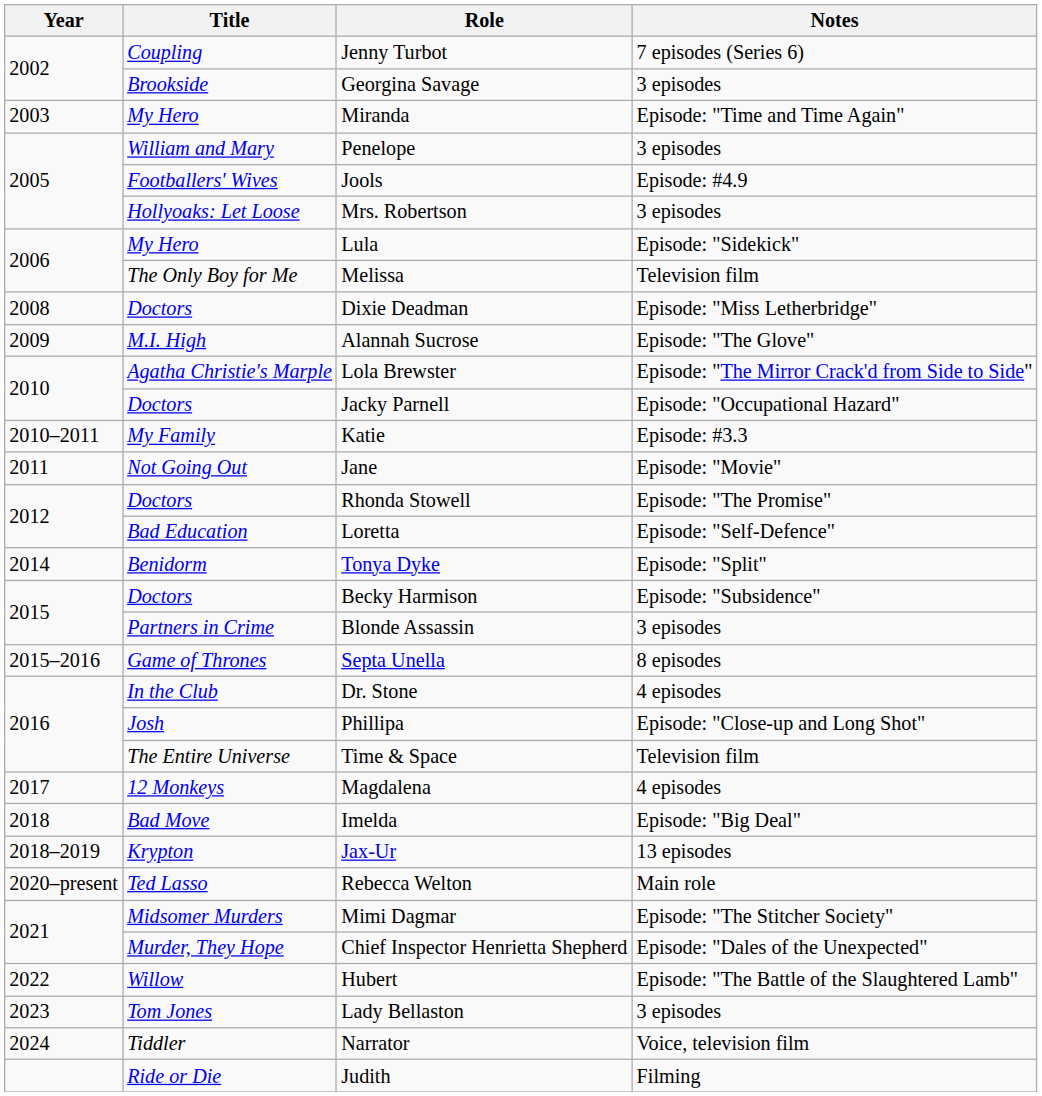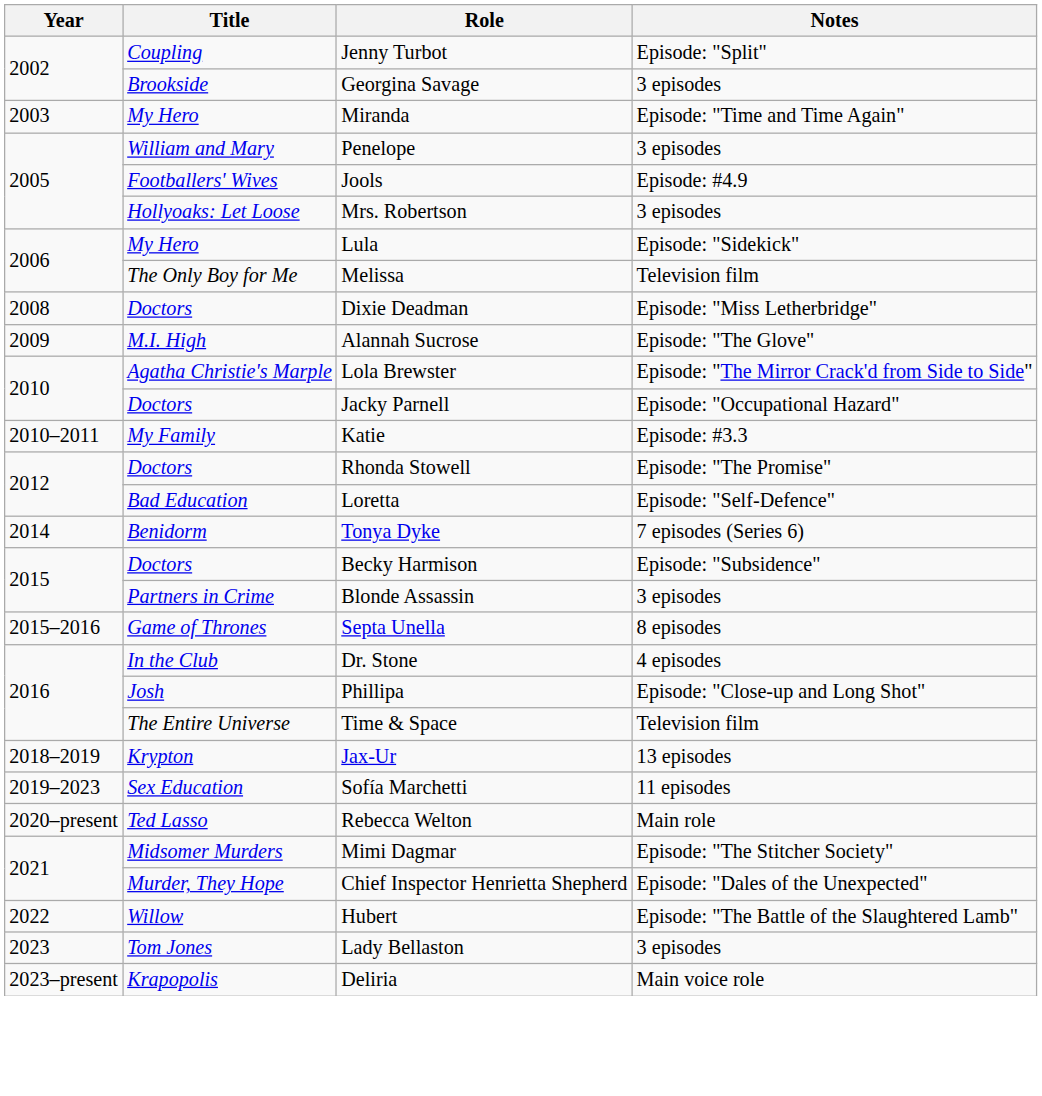(720, 52) 7 episodes (Series 6) -> (702, 52) Episode: "Split"
- row: (359, 468)
(702, 564) Episode: "Split" -> (720, 532) 7 episodes (Series 6)
- row: (386, 787)
- row: (369, 819)
+ row: (404, 787)
+ row: (369, 979)
- row: (375, 1043)
- row: (366, 1075)
